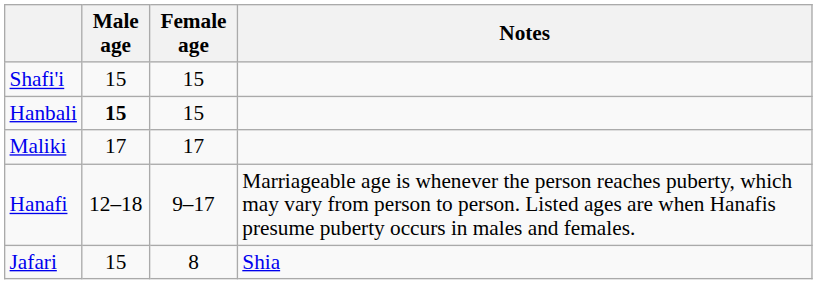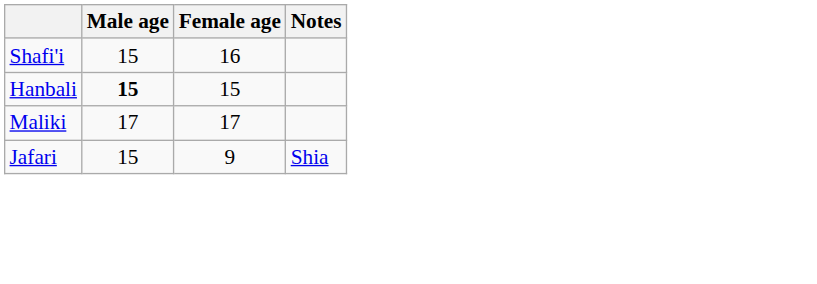(193, 79) 15 -> (230, 55) 16
- row: (39, 204)
(193, 261) 8 -> (230, 156) 9
